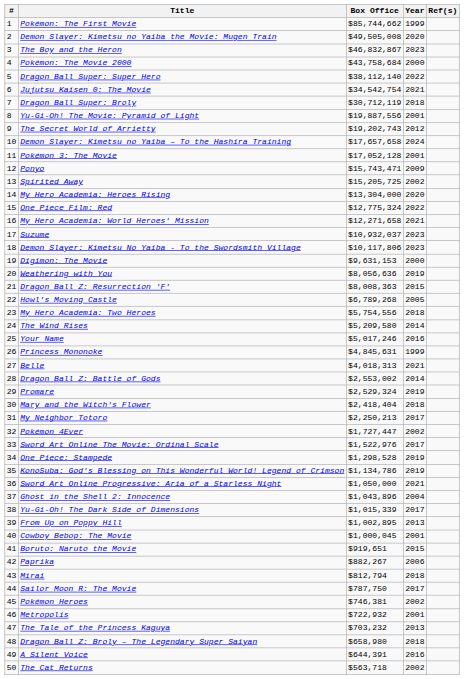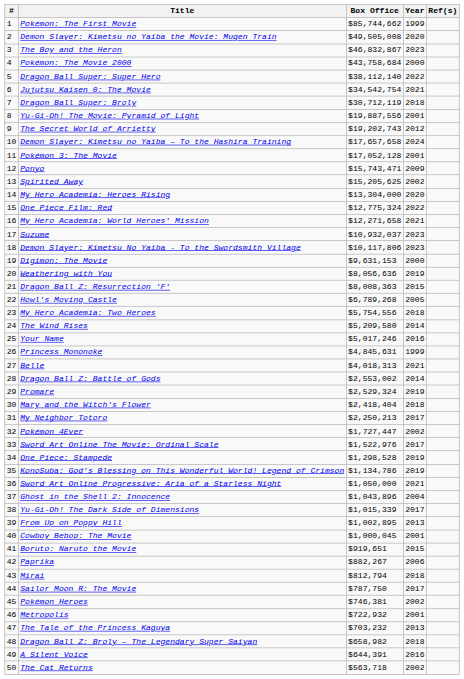(375, 182) $15,205,725 -> (375, 182) $15,205,625
(367, 641) $658,980 -> (367, 641) $658,982
